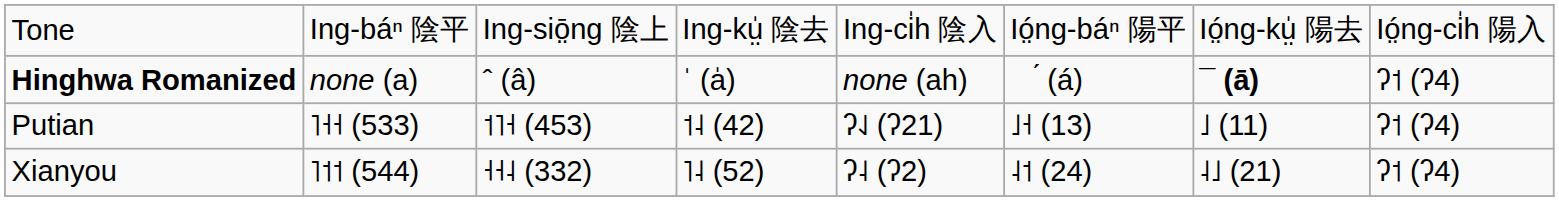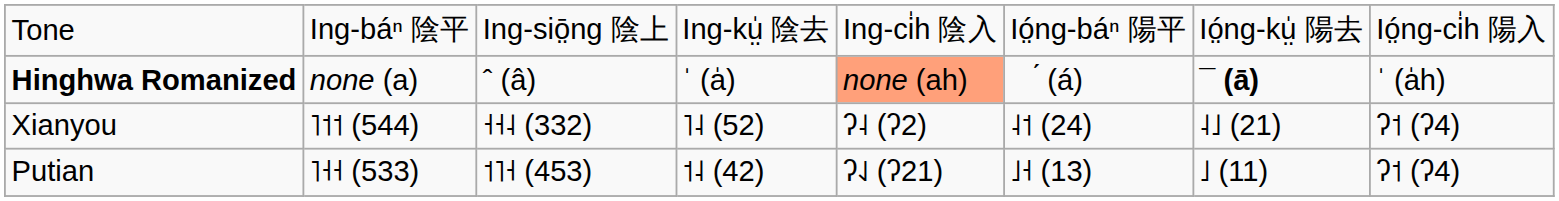(905, 79) no background -> (905, 79) lightsalmon background
(1418, 79) ʔ˦ (ʔ4) -> (1411, 79) ˈ (a̍h)
rows swapped: (53, 125) <-> (64, 171)
